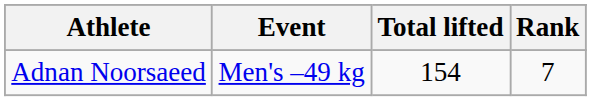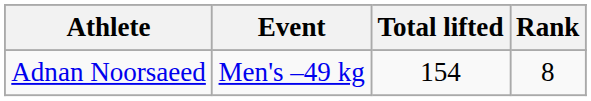(548, 71) 7 -> (548, 71) 8
